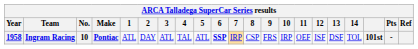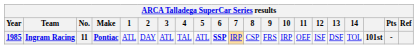(14, 37) 1958 -> (14, 37) 1985
(84, 37) 10 -> (84, 37) 11
